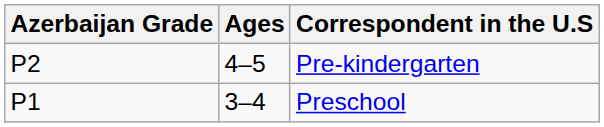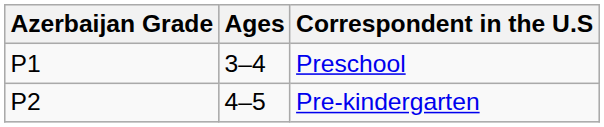rows swapped: (351, 102) <-> (388, 63)
